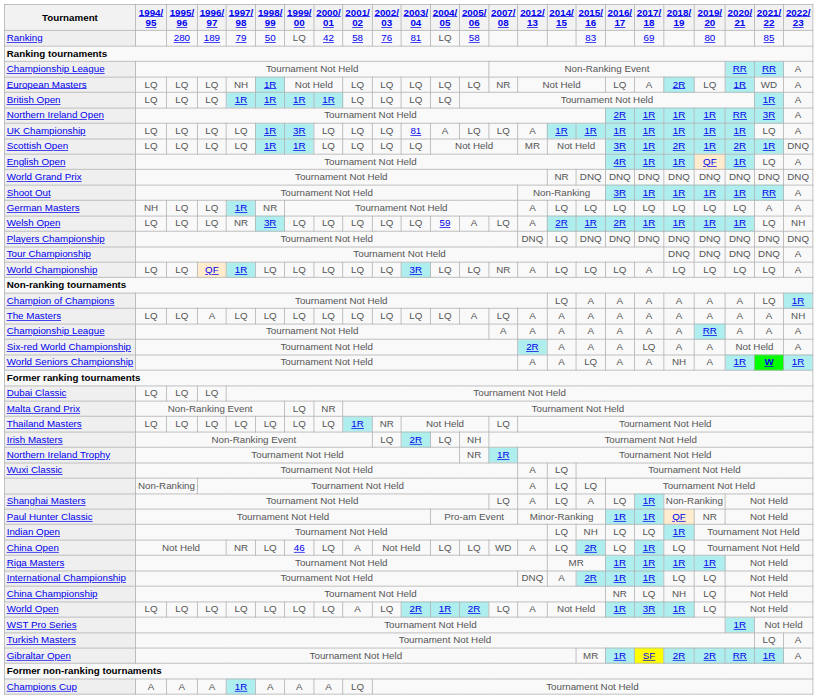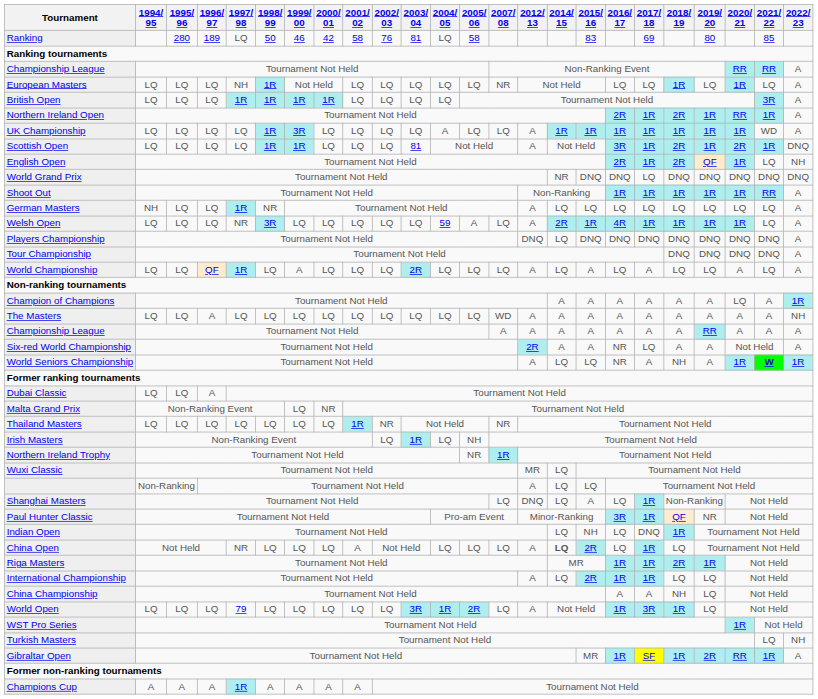(241, 38) 79 -> (241, 38) LQ
(299, 38) LQ -> (299, 38) 46
(649, 84) A -> (649, 84) LQ
(679, 84) 2R -> (679, 84) 1R
(769, 84) WD -> (769, 84) LQ
(769, 100) 1R -> (769, 100) 3R
(679, 115) 1R -> (679, 115) 2R
(769, 115) 3R -> (769, 115) 1R
(416, 131) 81 -> (416, 131) LQ
(769, 131) LQ -> (769, 131) WD
(416, 146) LQ -> (416, 146) 81
(532, 146) MR -> (532, 146) A
(620, 161) 4R -> (620, 161) 2R
(679, 161) 1R -> (679, 161) 2R
(798, 161) A -> (798, 161) NH
(649, 177) DNQ -> (649, 177) LQ
(620, 192) 3R -> (620, 192) 1R
(769, 208) A -> (769, 208) LQ
(620, 223) 2R -> (620, 223) 4R
(798, 223) NH -> (798, 223) A
(798, 239) DNQ -> (798, 239) A
(299, 269) LQ -> (299, 269) A
(416, 269) 3R -> (416, 269) 2R
(503, 269) NR -> (503, 269) LQ
(591, 269) LQ -> (591, 269) A
(740, 269) LQ -> (740, 269) A
(562, 300) LQ -> (562, 300) A
(740, 300) A -> (740, 300) LQ
(769, 300) LQ -> (769, 300) A
(474, 316) A -> (474, 316) LQ
(503, 316) LQ -> (503, 316) WD
(620, 347) A -> (620, 347) NR
(562, 362) A -> (562, 362) LQ
(620, 362) A -> (620, 362) NR
(212, 393) LQ -> (212, 393) A
(503, 424) LQ -> (503, 424) NR
(416, 439) 2R -> (416, 439) 1R
(532, 470) A -> (532, 470) MR
(532, 501) A -> (532, 501) DNQ
(620, 516) 1R -> (620, 516) 3R
(649, 532) LQ -> (649, 532) DNQ
(299, 547) 46 -> (299, 547) LQ
(503, 547) WD -> (503, 547) LQ
(562, 547) normal -> (562, 547) bold
(679, 563) 1R -> (679, 563) 2R
(532, 578) DNQ -> (532, 578) A
(562, 578) A -> (562, 578) LQ
(620, 594) NR -> (620, 594) A
(649, 594) LQ -> (649, 594) A
(241, 609) LQ -> (241, 609) 79
(358, 609) A -> (358, 609) LQ
(416, 609) 2R -> (416, 609) 3R
(798, 640) A -> (798, 640) NH
(679, 655) 2R -> (679, 655) 1R
(358, 686) LQ -> (358, 686) A
